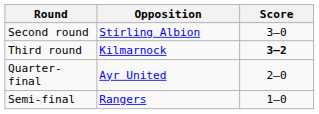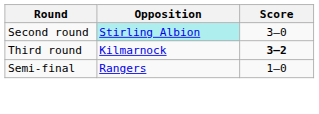(150, 32) no background -> (150, 32) paleturquoise background
- row: (35, 75)
